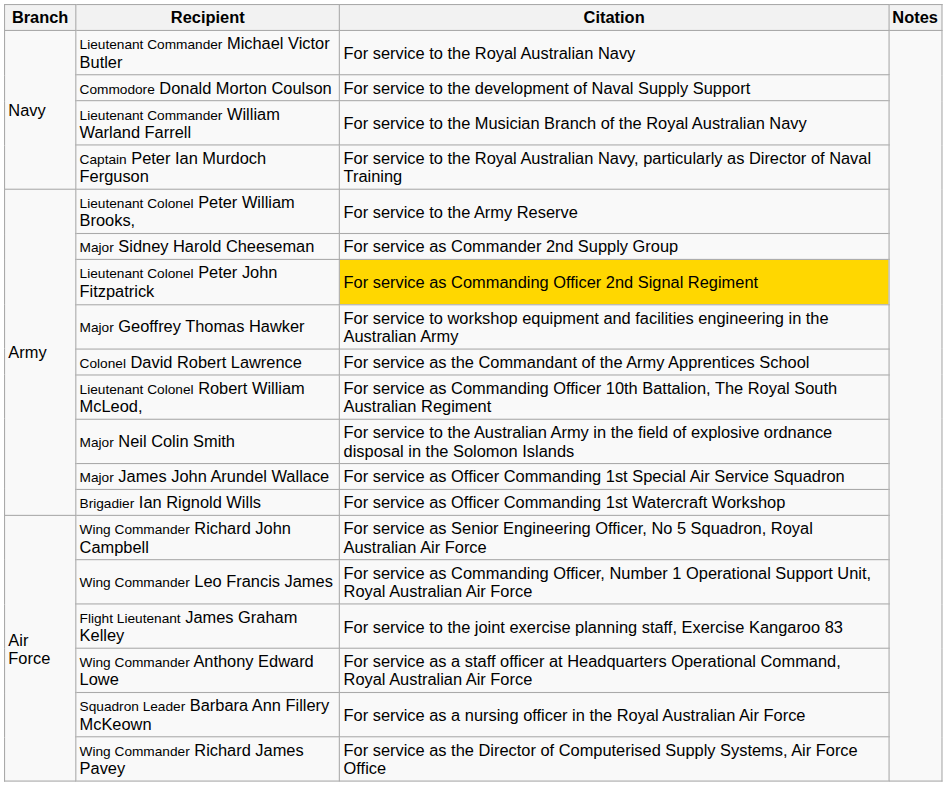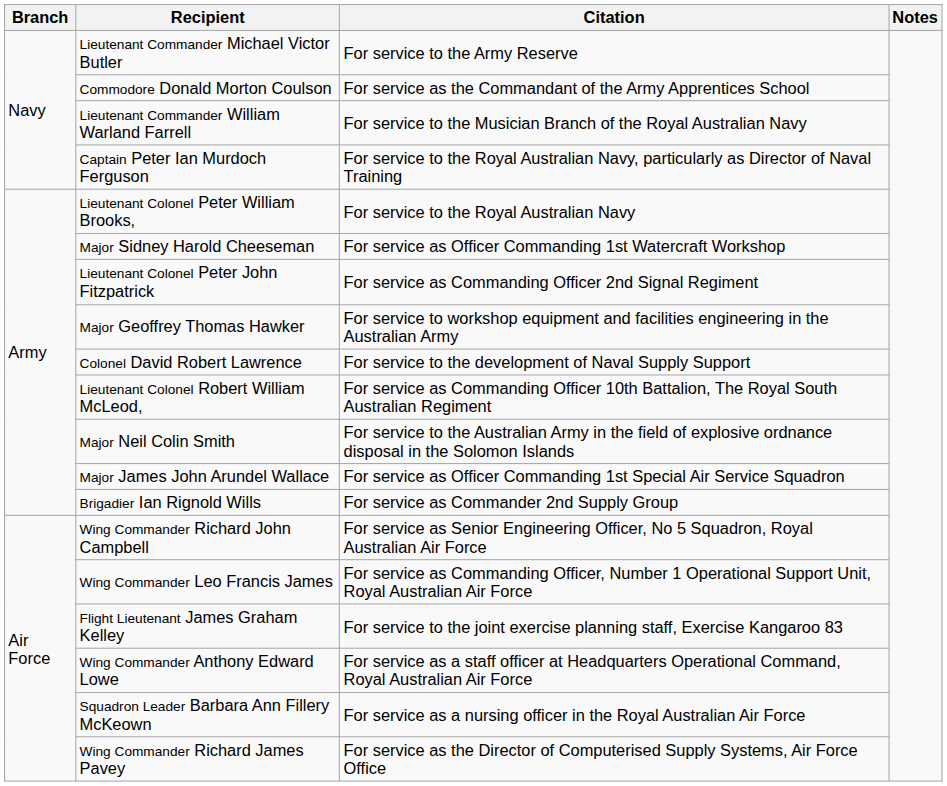(489, 53) For service to the Royal Australian Navy -> (461, 53) For service to the Army Reserve
(547, 88) For service to the development of Naval Supply Support -> (576, 88) For service as the Commandant of the Army Apprentices School
(461, 212) For service to the Army Reserve -> (489, 212) For service to the Royal Australian Navy
(511, 247) For service as Commander 2nd Supply Group -> (564, 247) For service as Officer Commanding 1st Watercraft Workshop
(551, 282) gold background -> (551, 282) no background
(576, 362) For service as the Commandant of the Army Apprentices School -> (547, 362) For service to the development of Naval Supply Support
(564, 502) For service as Officer Commanding 1st Watercraft Workshop -> (511, 502) For service as Commander 2nd Supply Group
